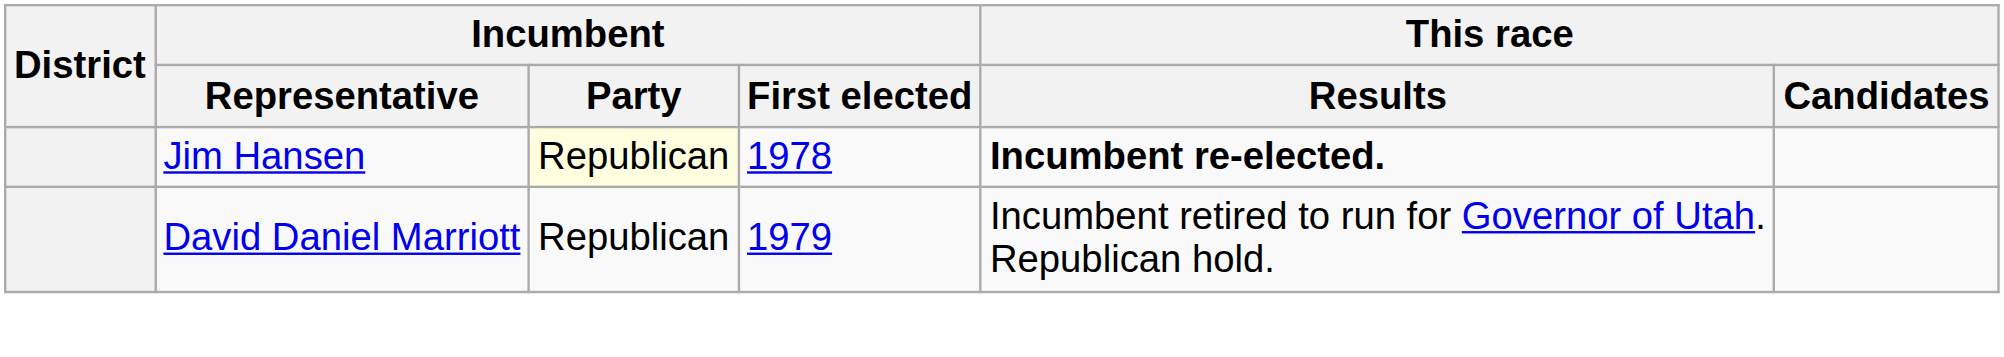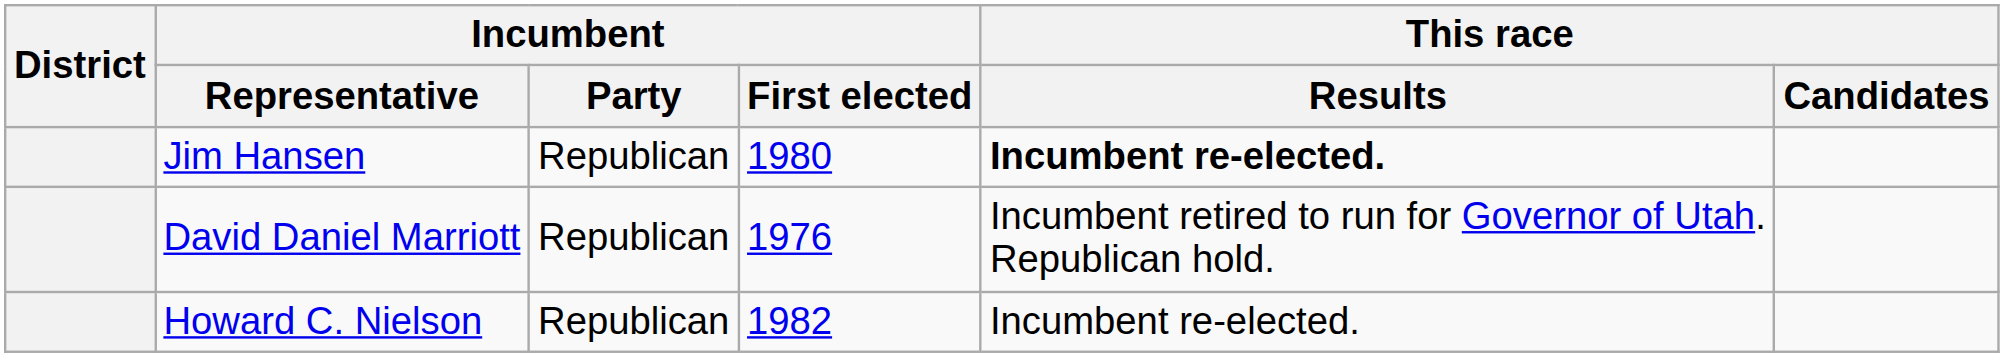(634, 156) lightyellow background -> (634, 156) no background
(790, 156) 1978 -> (790, 156) 1980
(790, 238) 1979 -> (790, 238) 1976
+ row: (323, 320)
